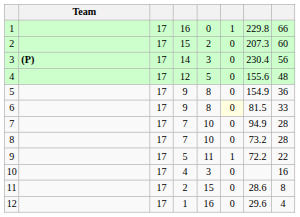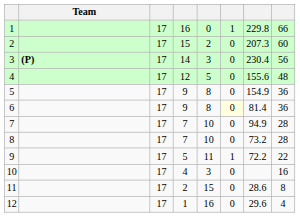(258, 108) 81.5 -> (258, 108) 81.4
(283, 108) 33 -> (283, 108) 36
